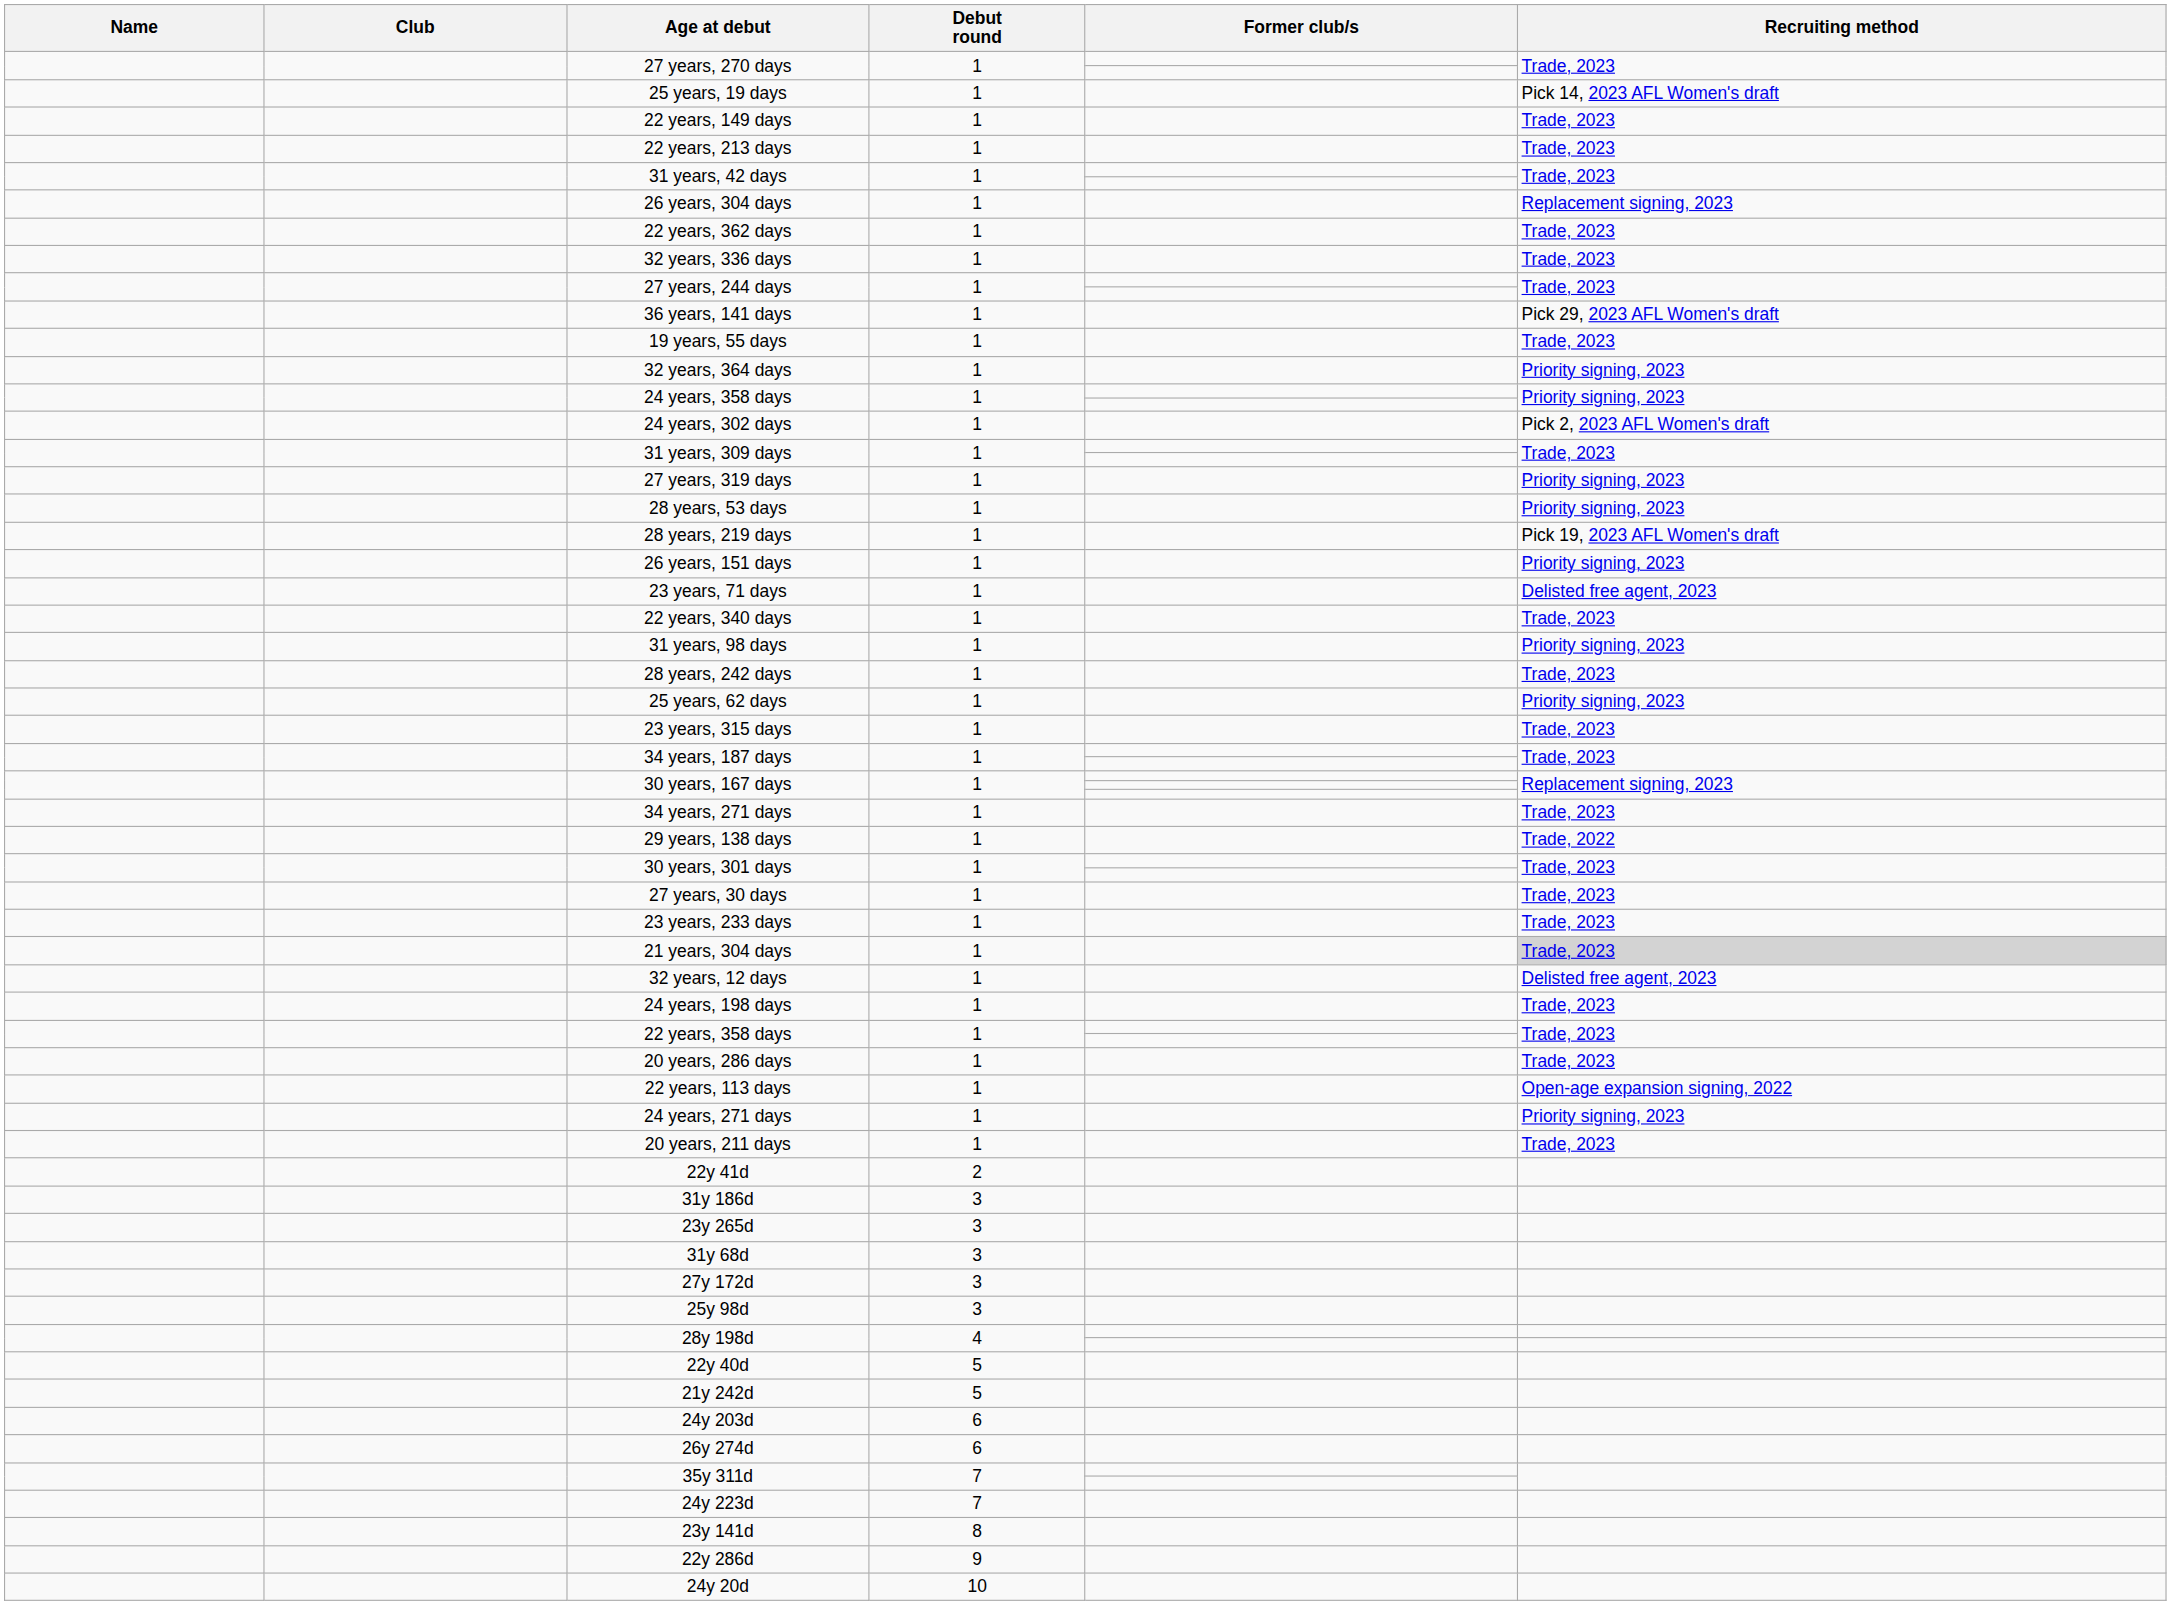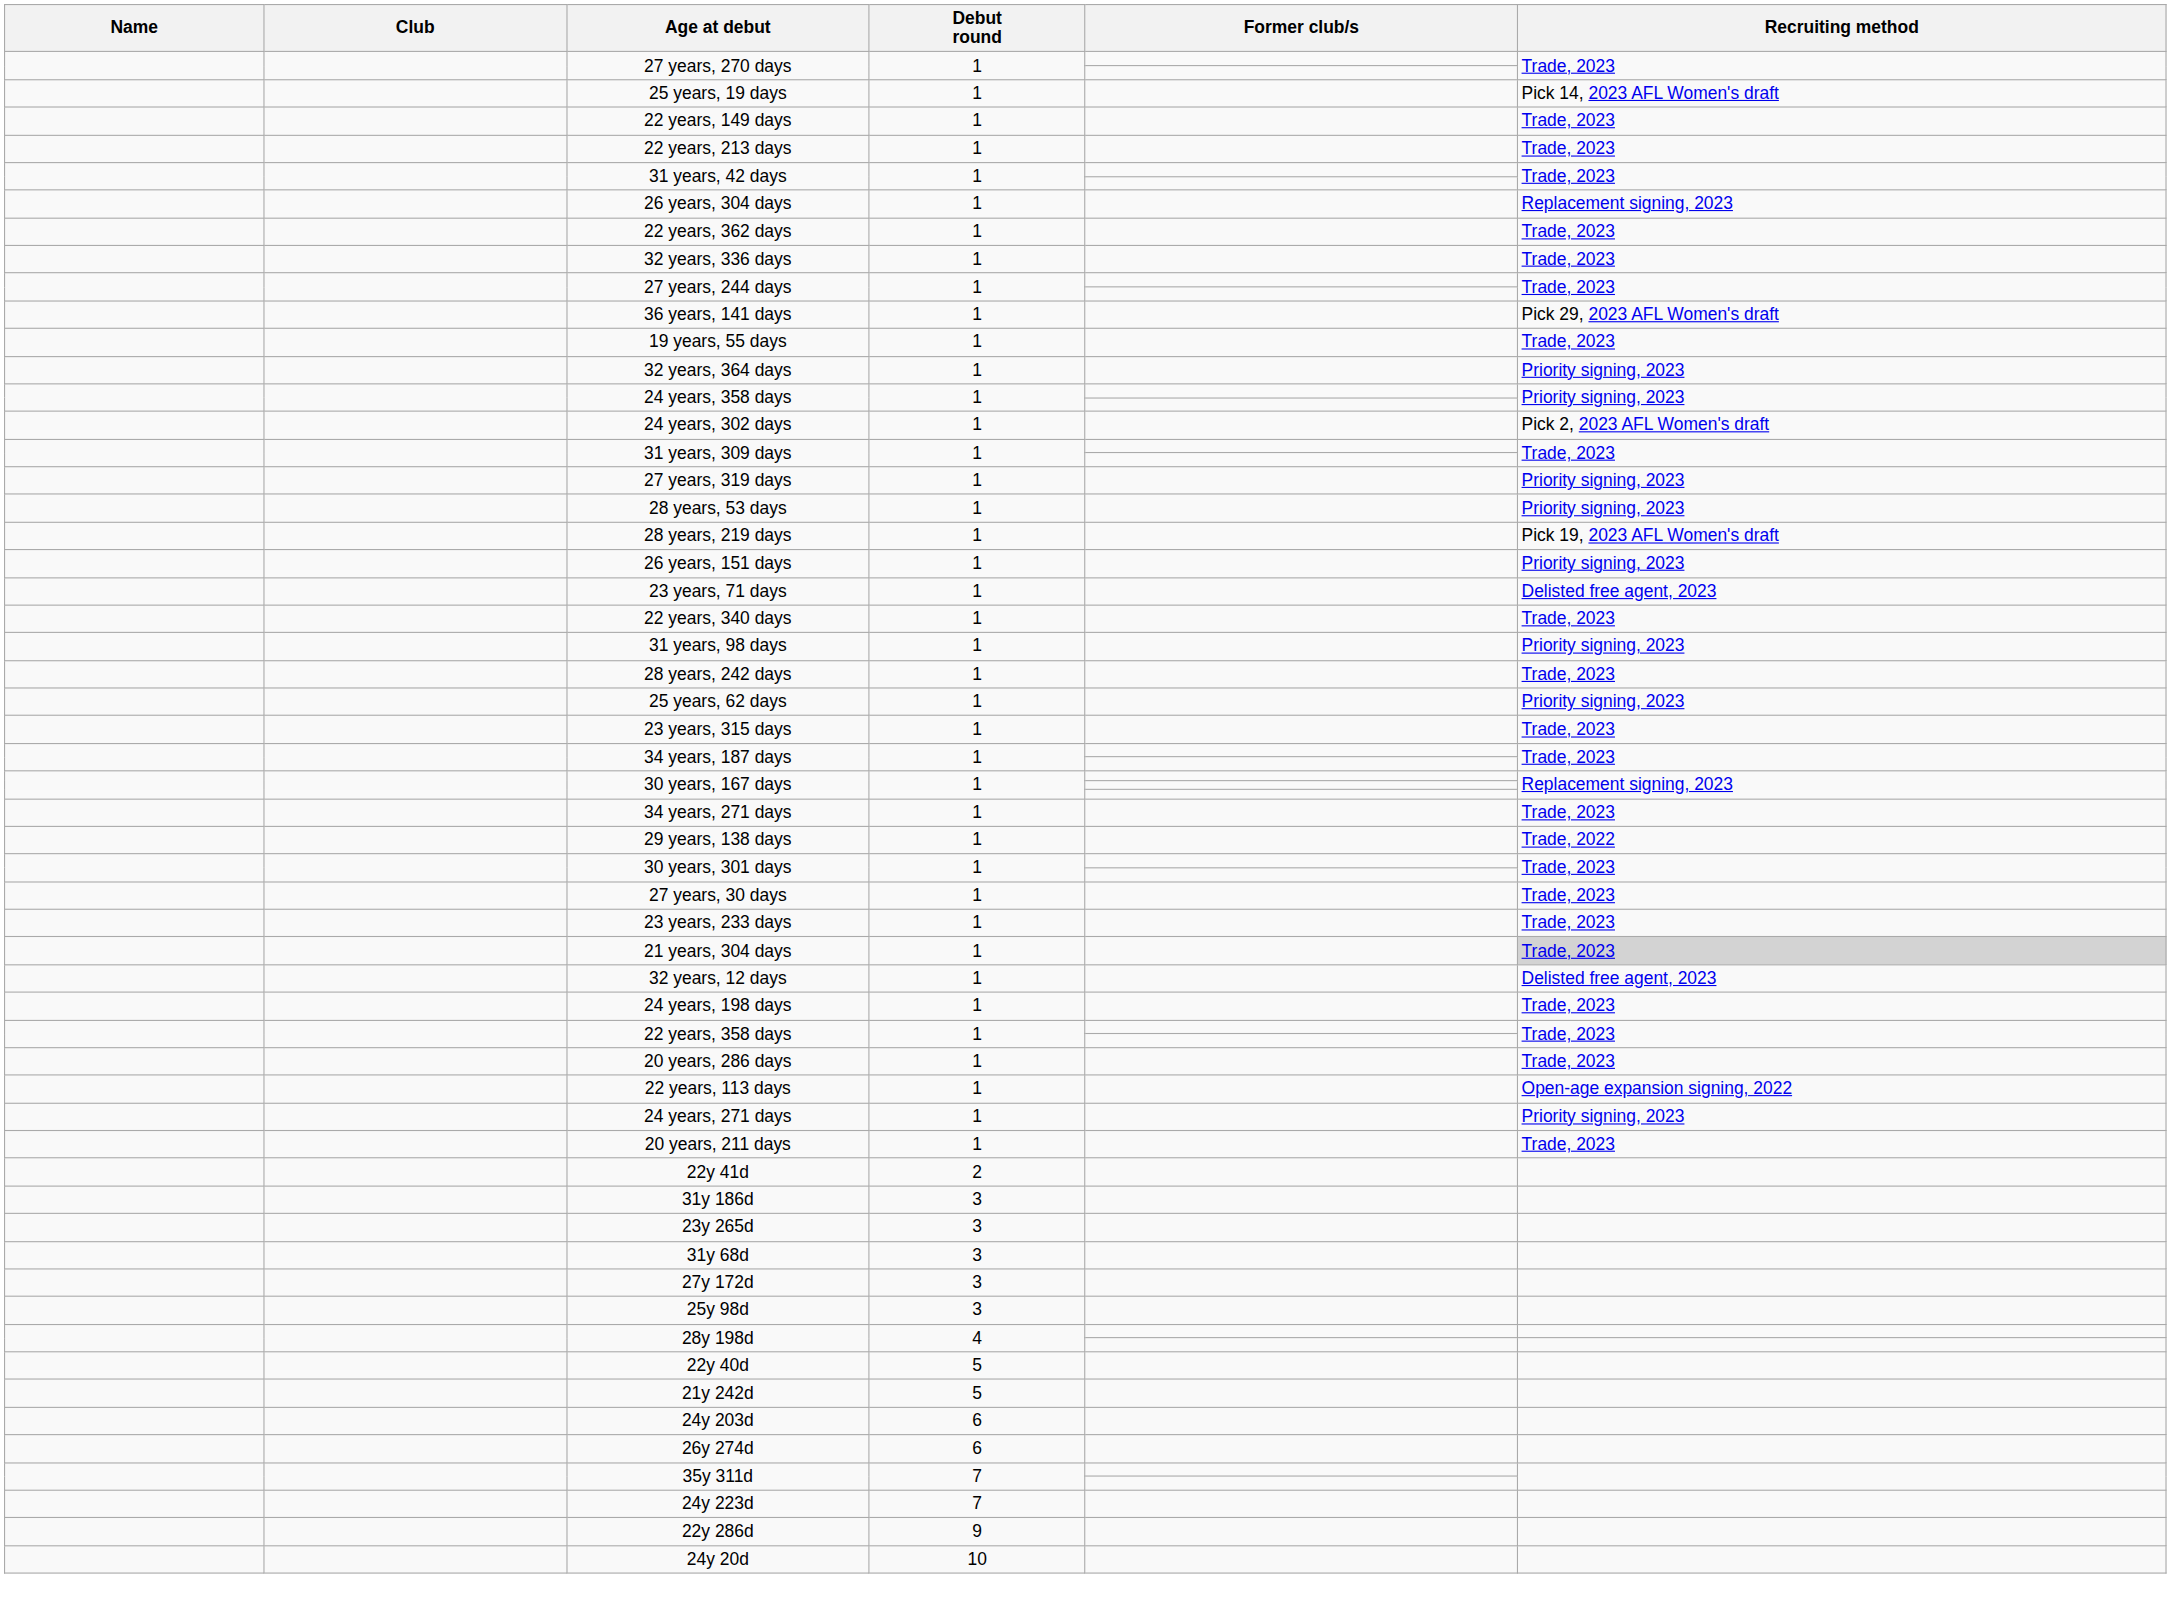- row: (718, 1531)
